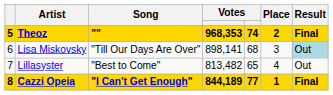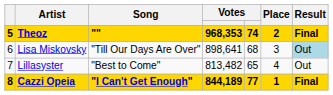(224, 49) 898,141 -> (224, 49) 898,641
